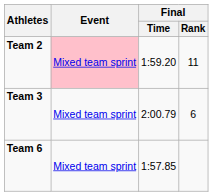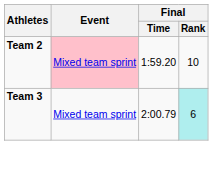(193, 63) 11 -> (193, 63) 10
(193, 115) no background -> (193, 115) paleturquoise background
- row: (25, 149)
